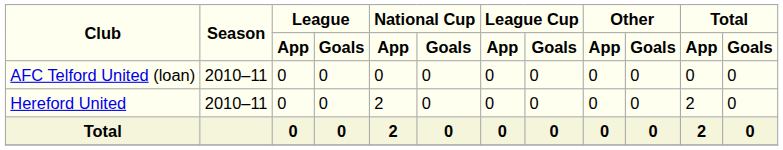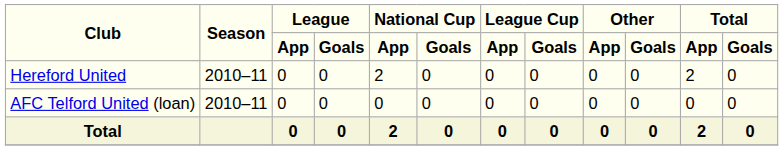rows swapped: (68, 103) <-> (103, 75)
